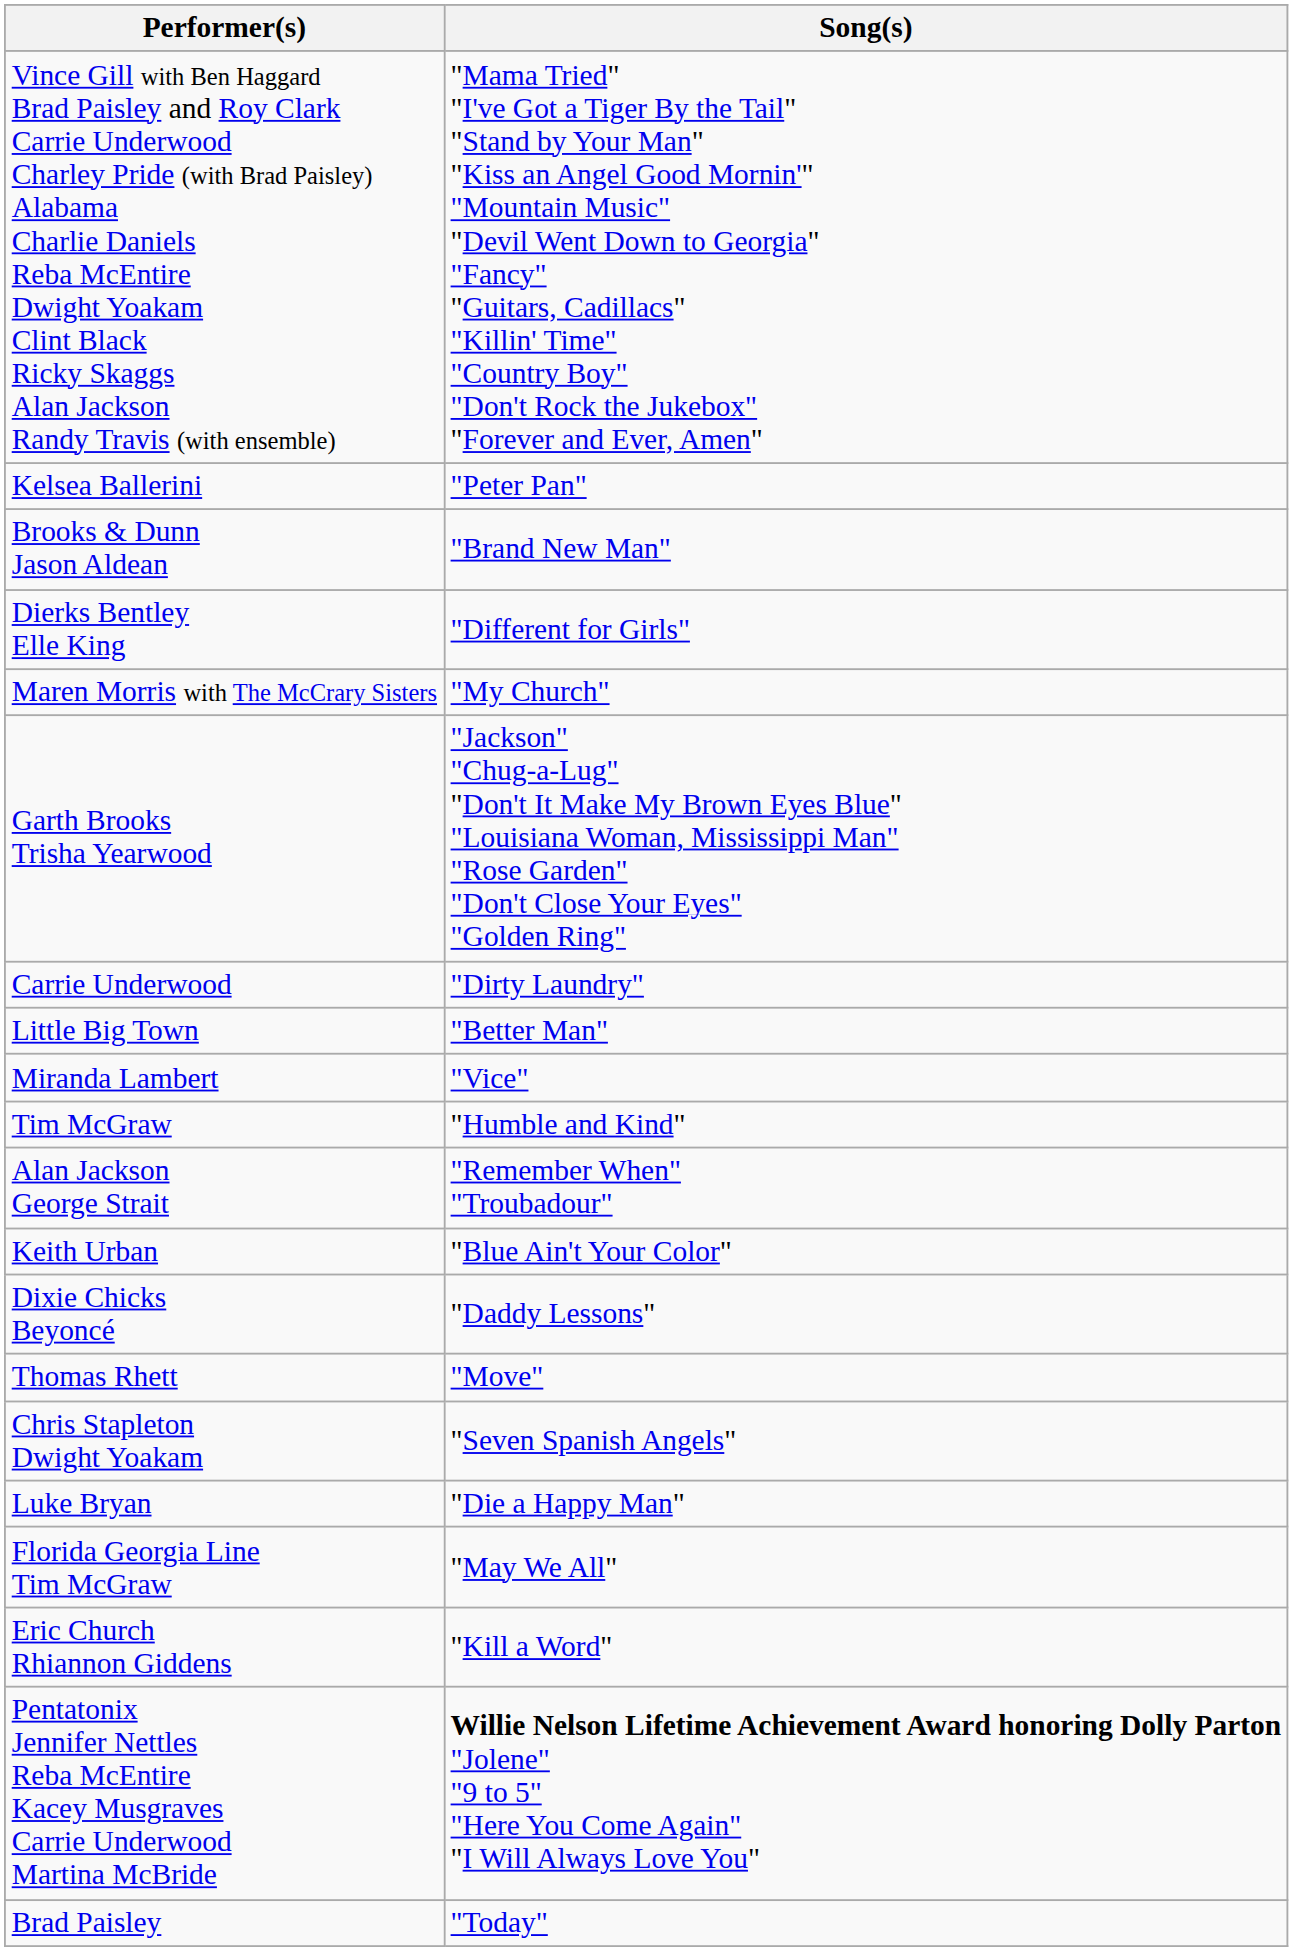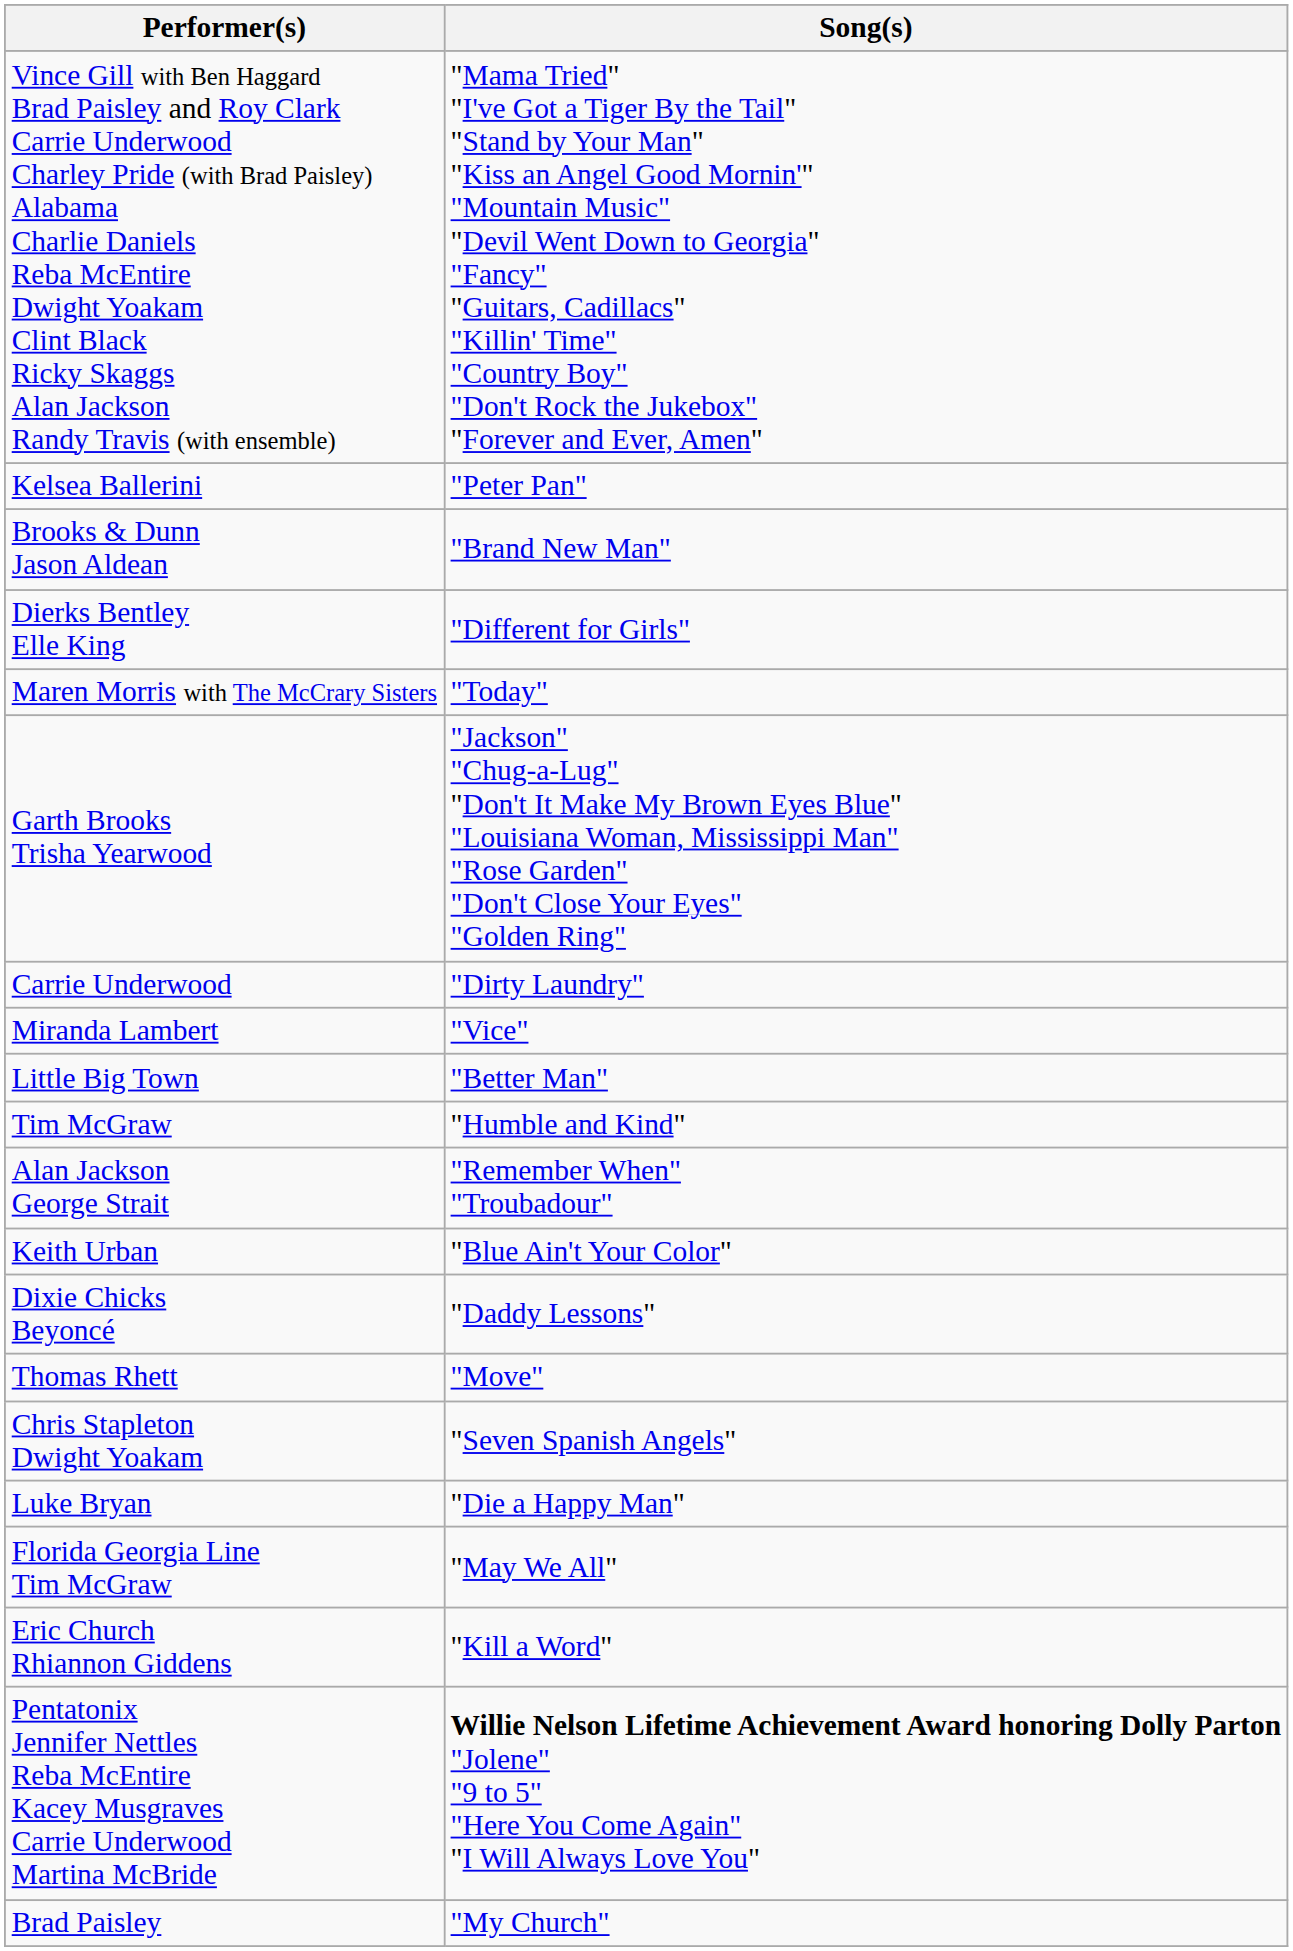(530, 691) "My Church" -> (499, 691) "Today"
rows swapped: (105, 1030) <-> (115, 1077)
(499, 1922) "Today" -> (530, 1922) "My Church"
